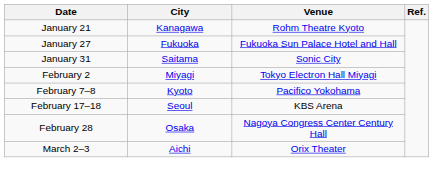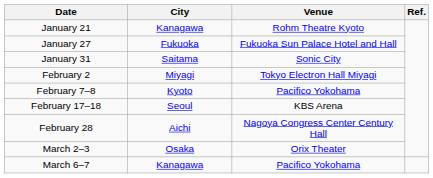(180, 128) Osaka -> (180, 128) Aichi
(180, 149) Aichi -> (180, 149) Osaka
+ row: (66, 165)
